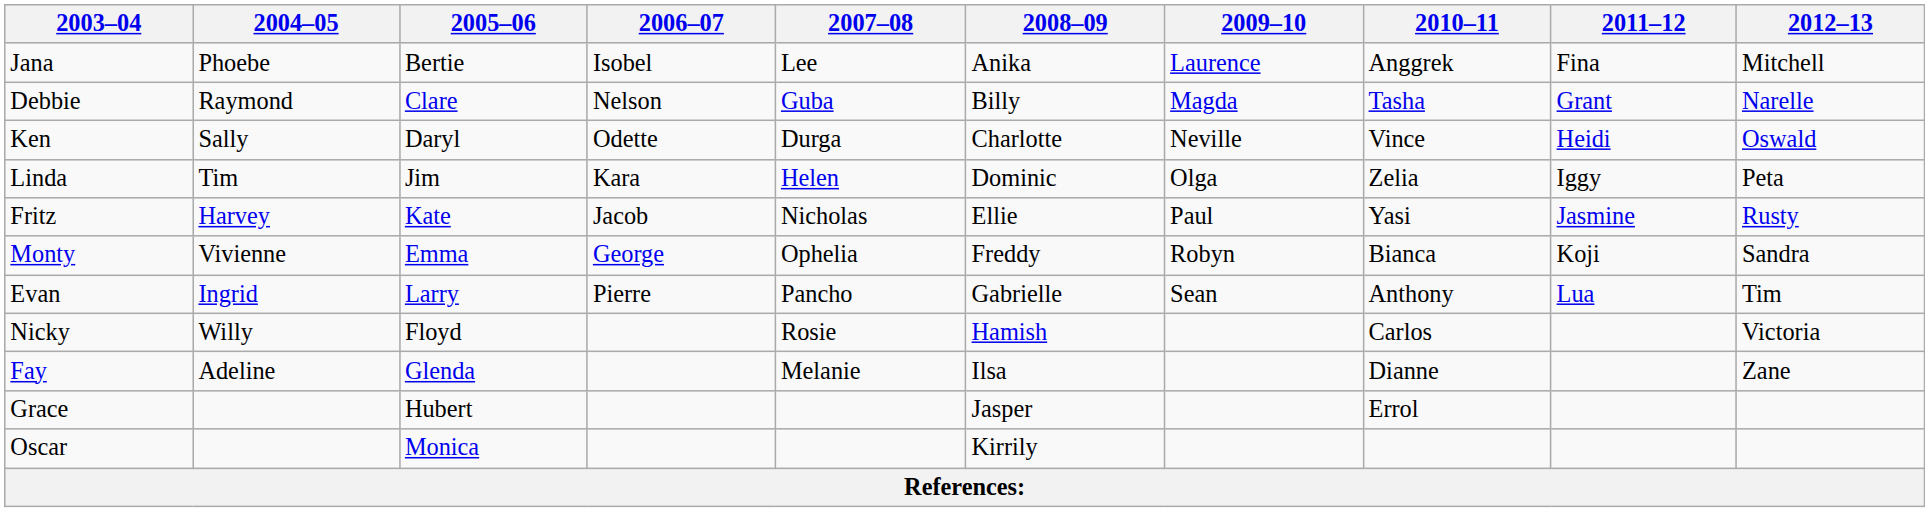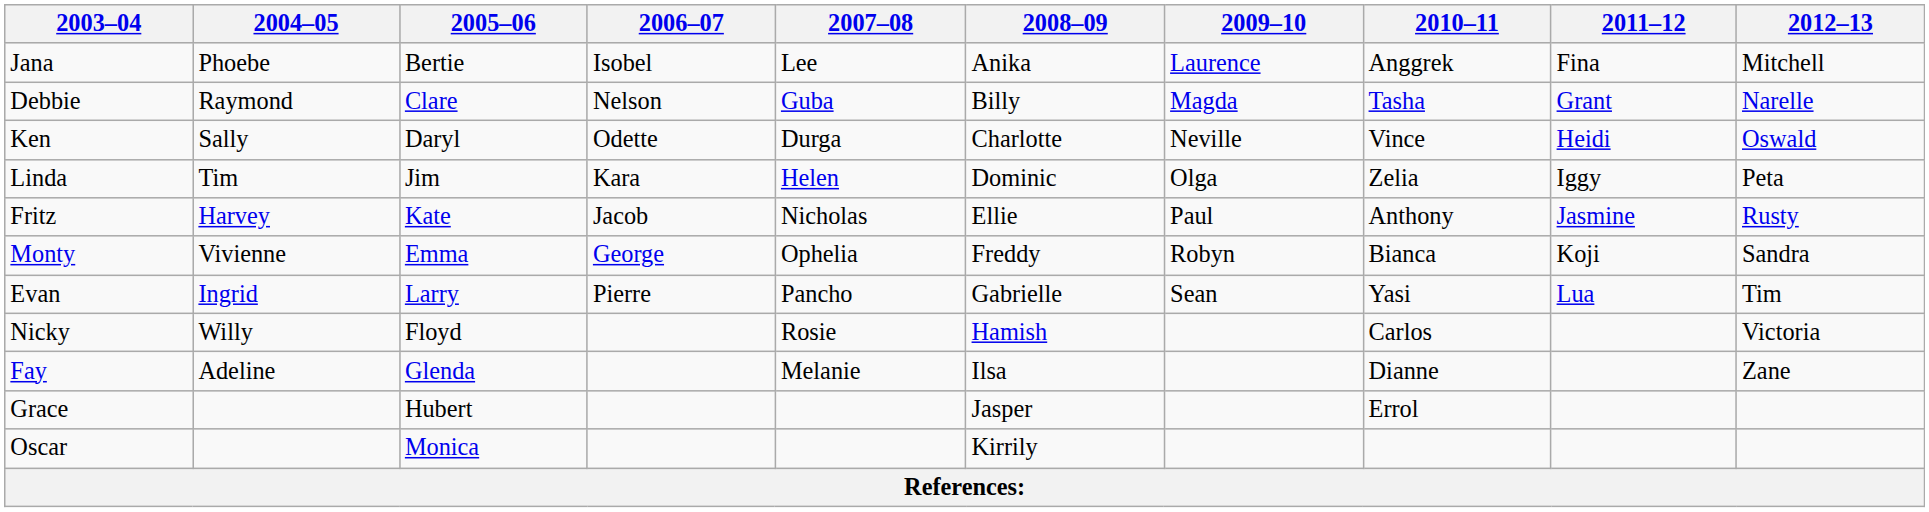(1390, 216) Yasi -> (1411, 216) Anthony
(1411, 293) Anthony -> (1390, 293) Yasi
